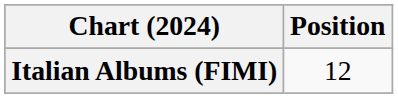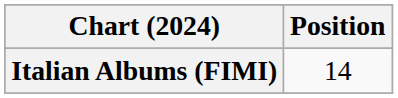(338, 70) 12 -> (338, 70) 14
